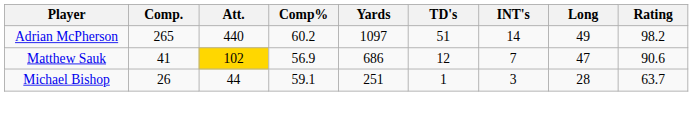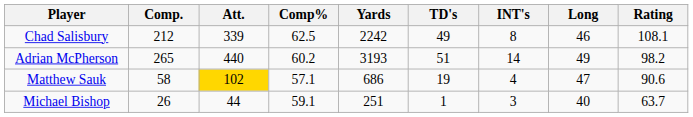+ row: (67, 36)
(373, 36) 1097 -> (373, 58) 3193
(164, 58) 41 -> (164, 79) 58
(304, 58) 56.9 -> (304, 79) 57.1
(443, 58) 12 -> (443, 79) 19
(513, 58) 7 -> (513, 79) 4
(583, 79) 28 -> (583, 101) 40
